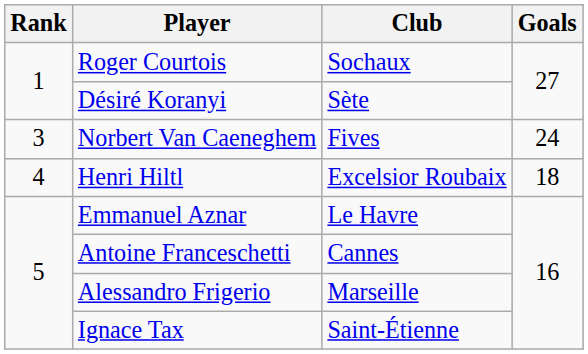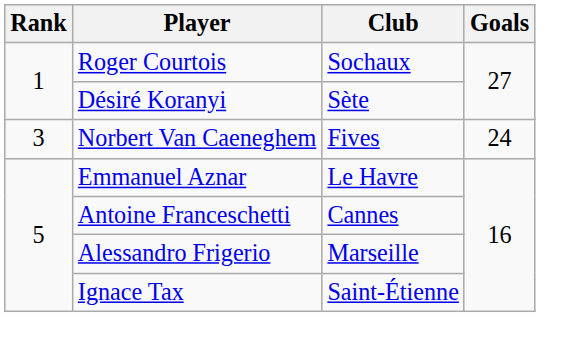- row: (131, 176)
